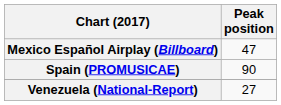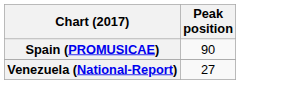- row: (113, 49)
